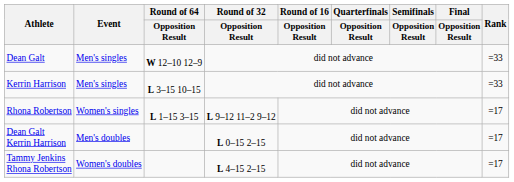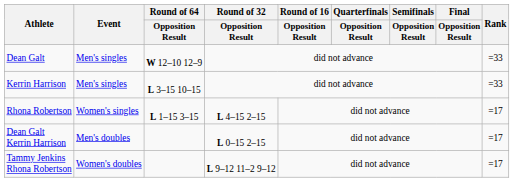(241, 117) L 9–12 11–2 9–12 -> (241, 117) L 4–15 2–15
(241, 170) L 4–15 2–15 -> (241, 170) L 9–12 11–2 9–12
